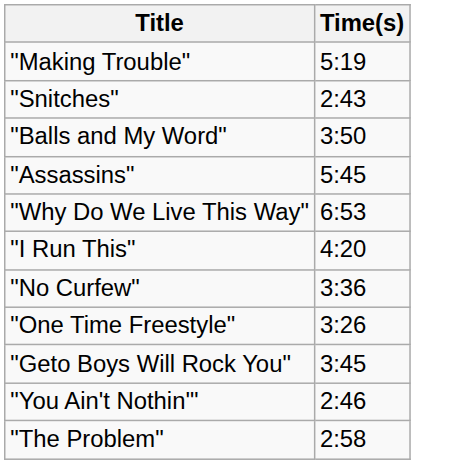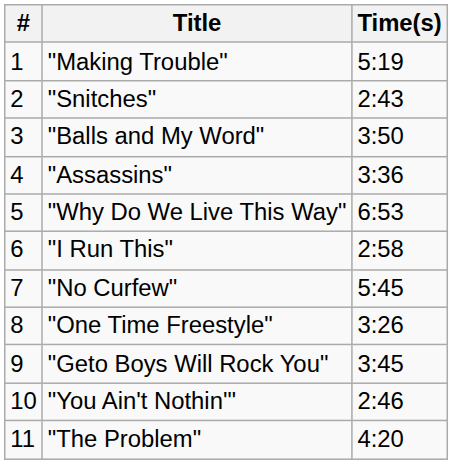+ column: (23, 23)
(343, 174) 5:45 -> (381, 174) 3:36
(343, 250) 4:20 -> (381, 250) 2:58
(343, 288) 3:36 -> (381, 288) 5:45
(343, 439) 2:58 -> (381, 439) 4:20
